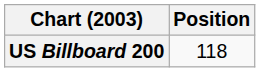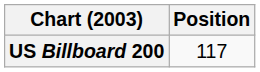(212, 50) 118 -> (212, 50) 117
